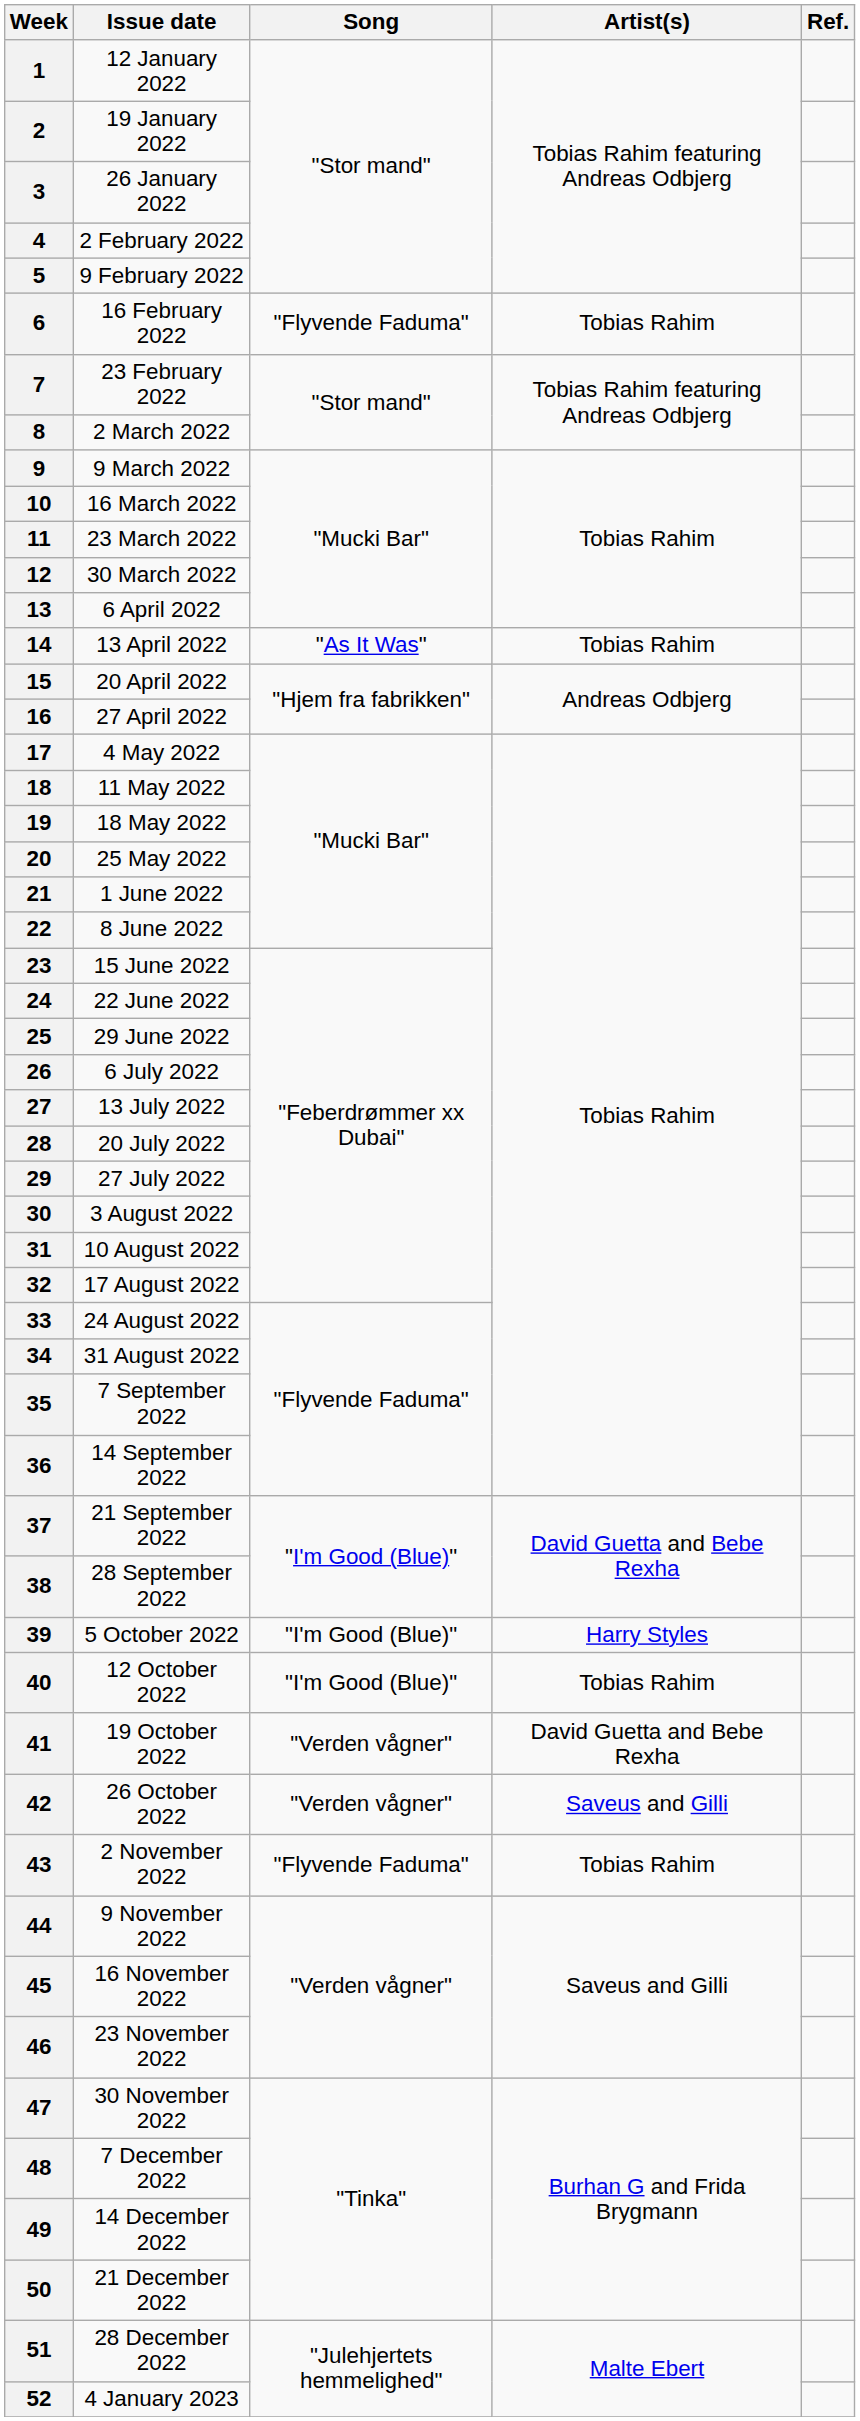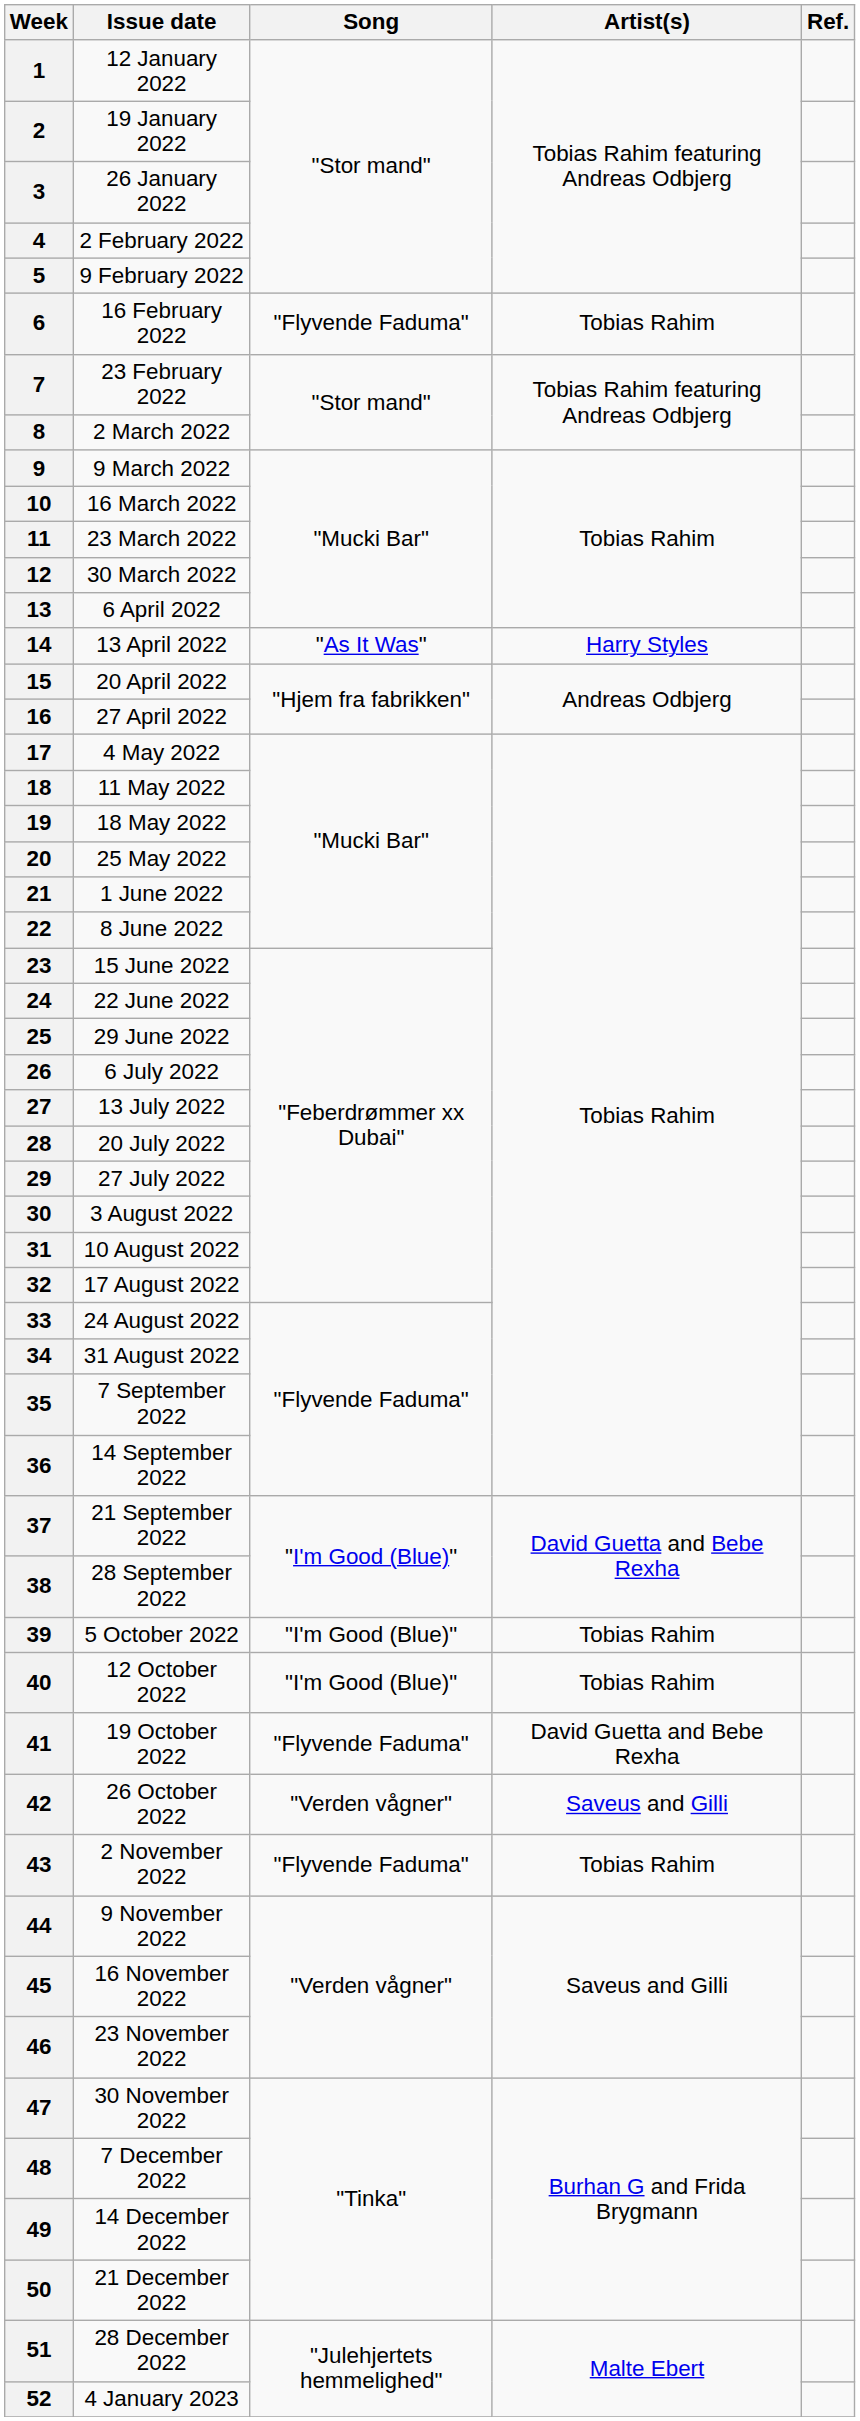(647, 645) Tobias Rahim -> (647, 645) Harry Styles
(647, 1634) Harry Styles -> (647, 1634) Tobias Rahim
(371, 1743) "Verden vågner" -> (371, 1743) "Flyvende Faduma"
